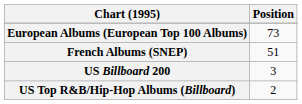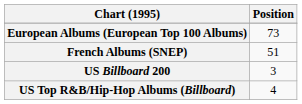(273, 90) 2 -> (273, 90) 4
